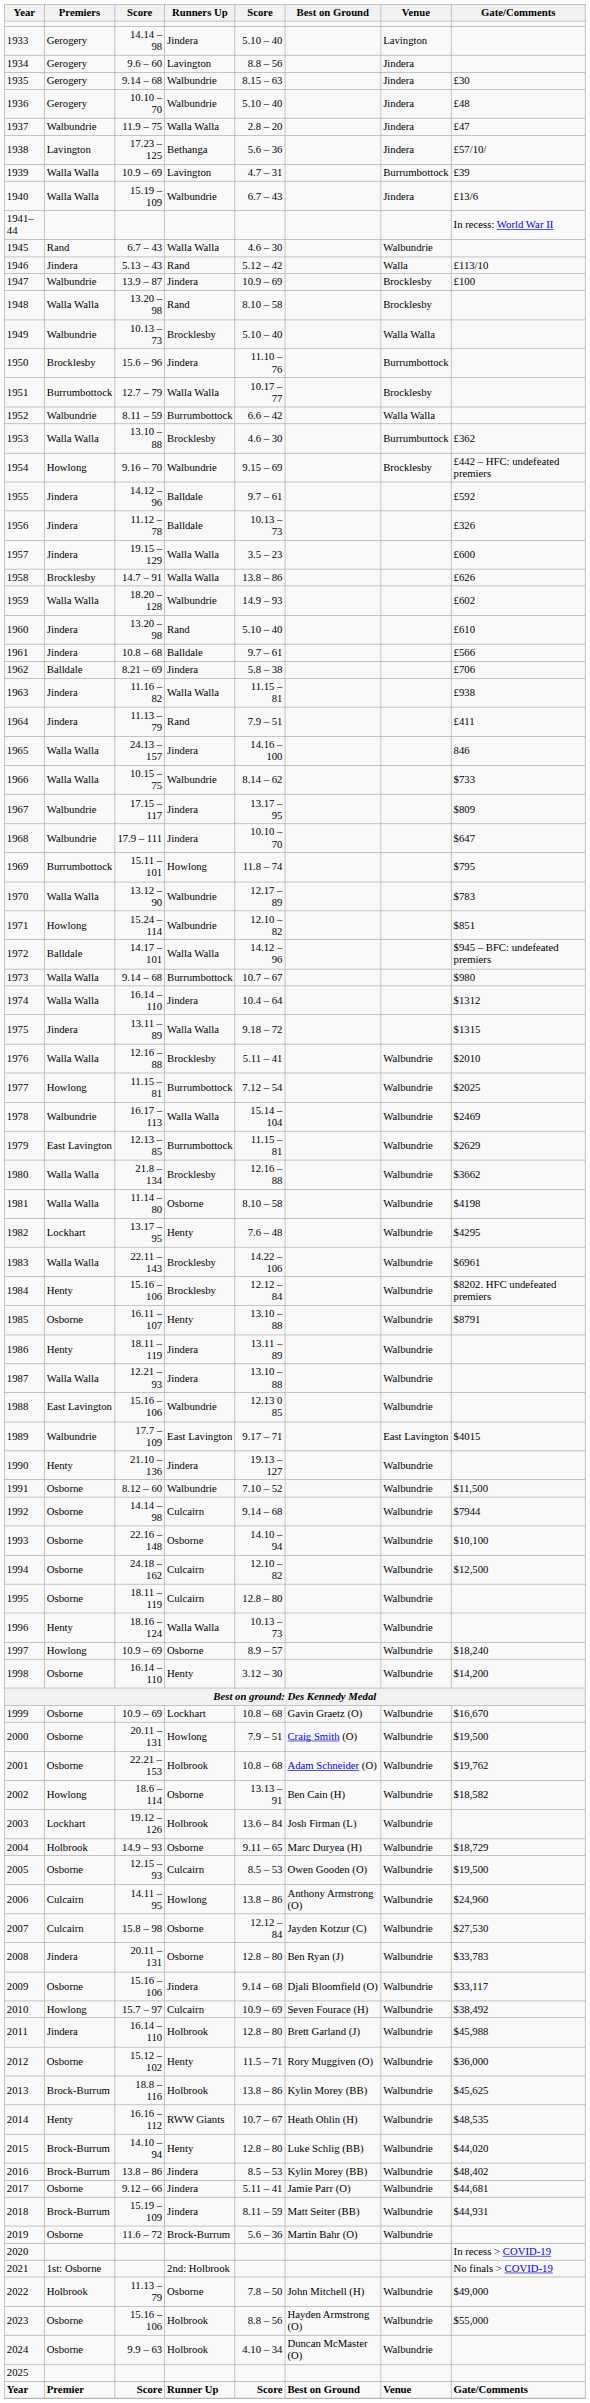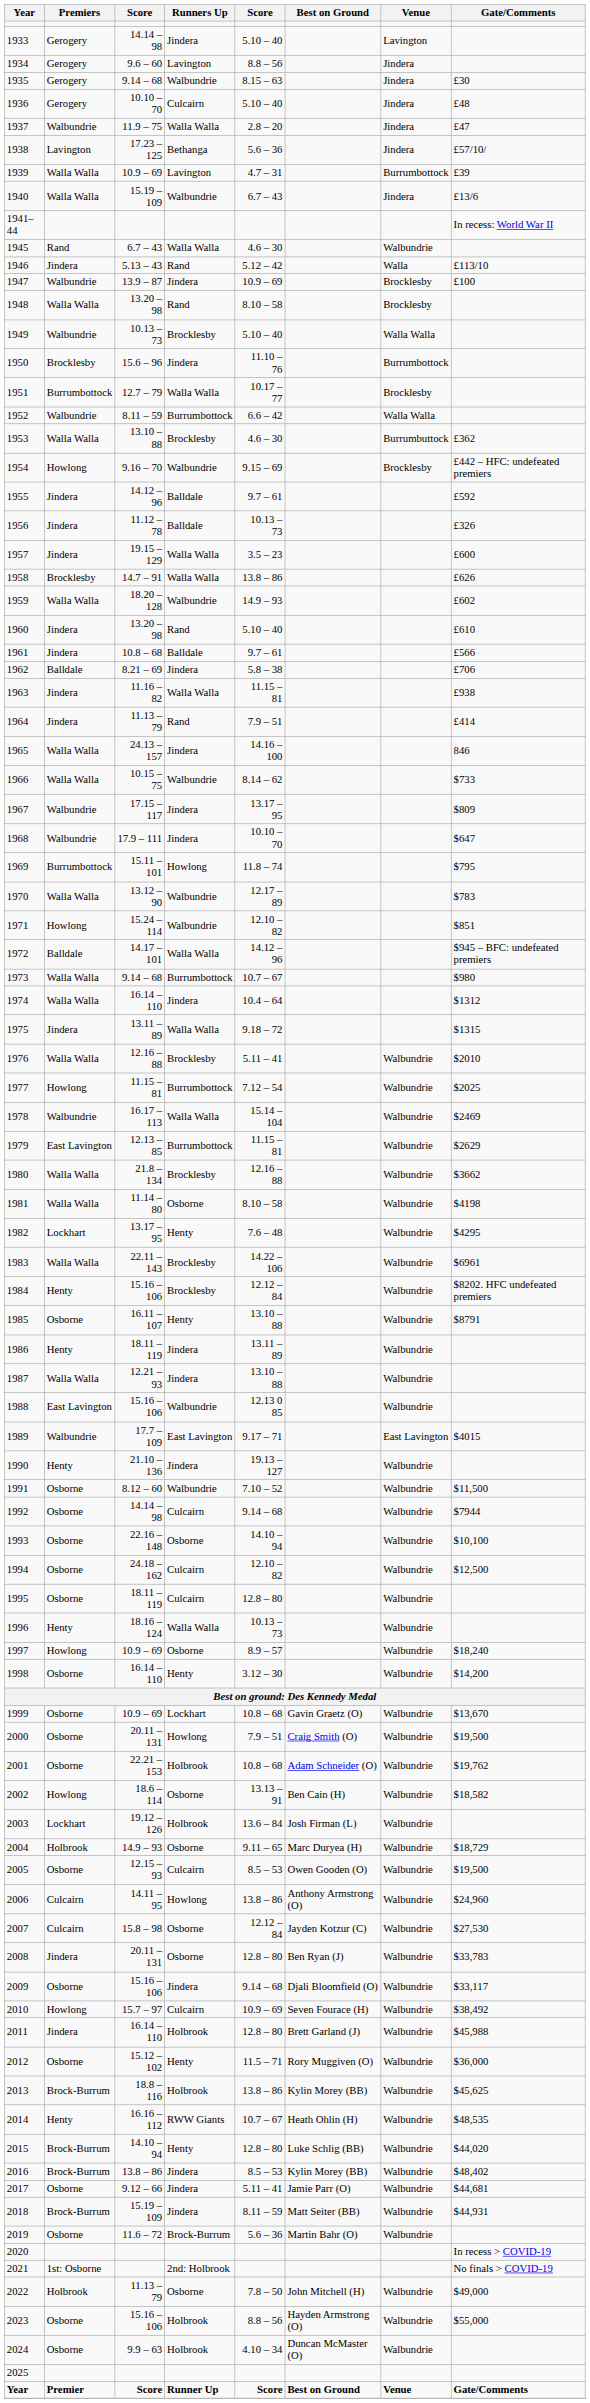(192, 104) Walbundrie -> (186, 104) Culcairn
(464, 722) £411 -> (464, 722) £414
(471, 1713) $16,670 -> (471, 1713) $13,670
